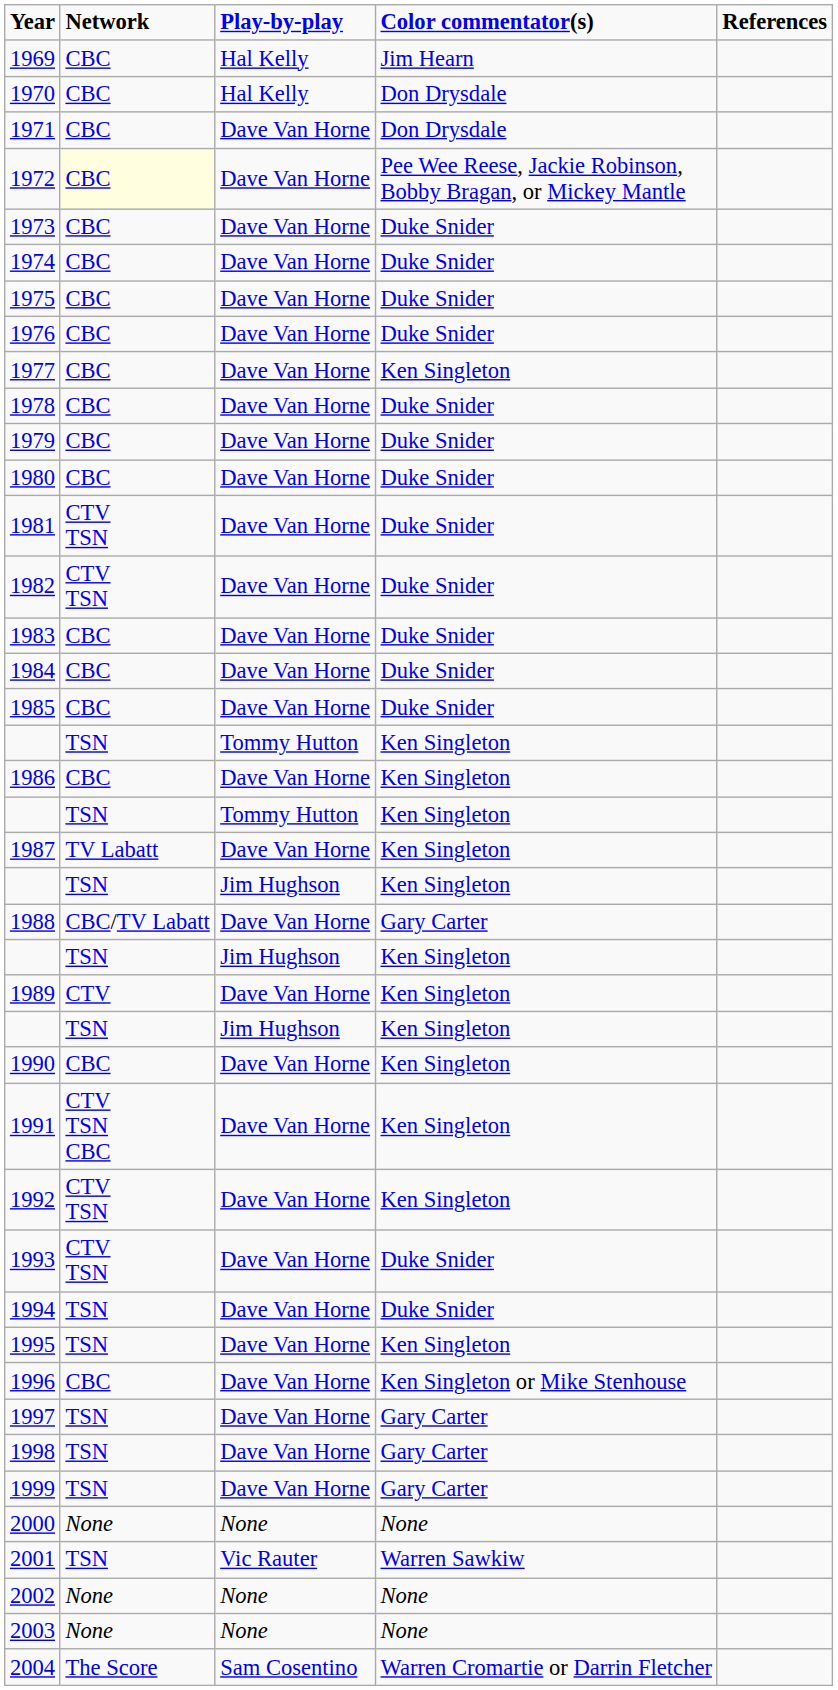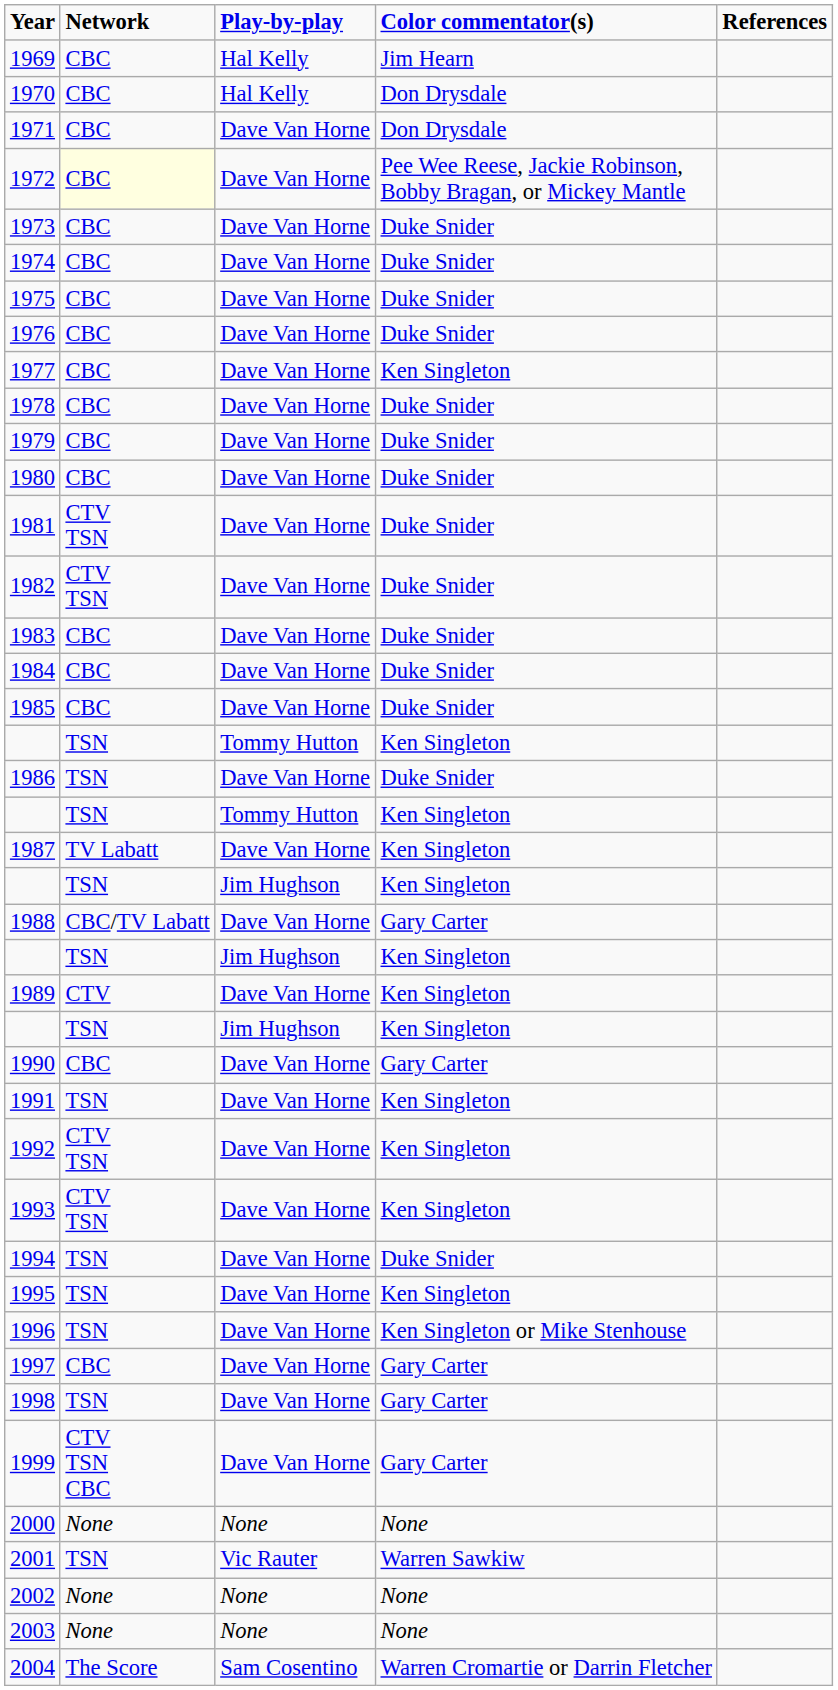(88, 778) CBC -> (87, 778) TSN
(445, 778) Ken Singleton -> (437, 778) Duke Snider
(445, 1064) Ken Singleton -> (434, 1064) Gary Carter
(88, 1125) CTV TSN CBC -> (87, 1100) TSN
(437, 1260) Duke Snider -> (445, 1209) Ken Singleton
(88, 1380) CBC -> (87, 1329) TSN
(87, 1416) TSN -> (88, 1365) CBC
(87, 1488) TSN -> (88, 1462) CTV TSN CBC
